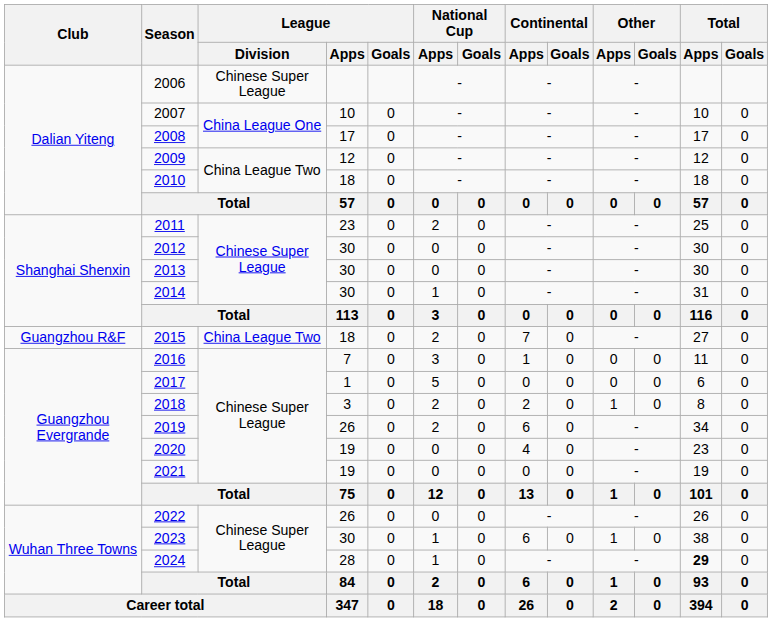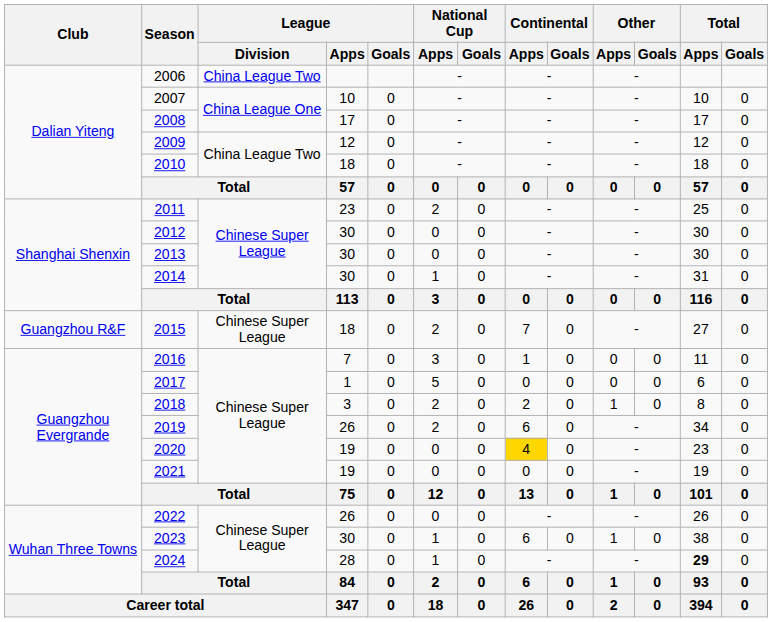(262, 84) Chinese Super League -> (262, 76) China League Two
(262, 337) China League Two -> (262, 329) Chinese Super League
(526, 449) no background -> (526, 449) gold background
